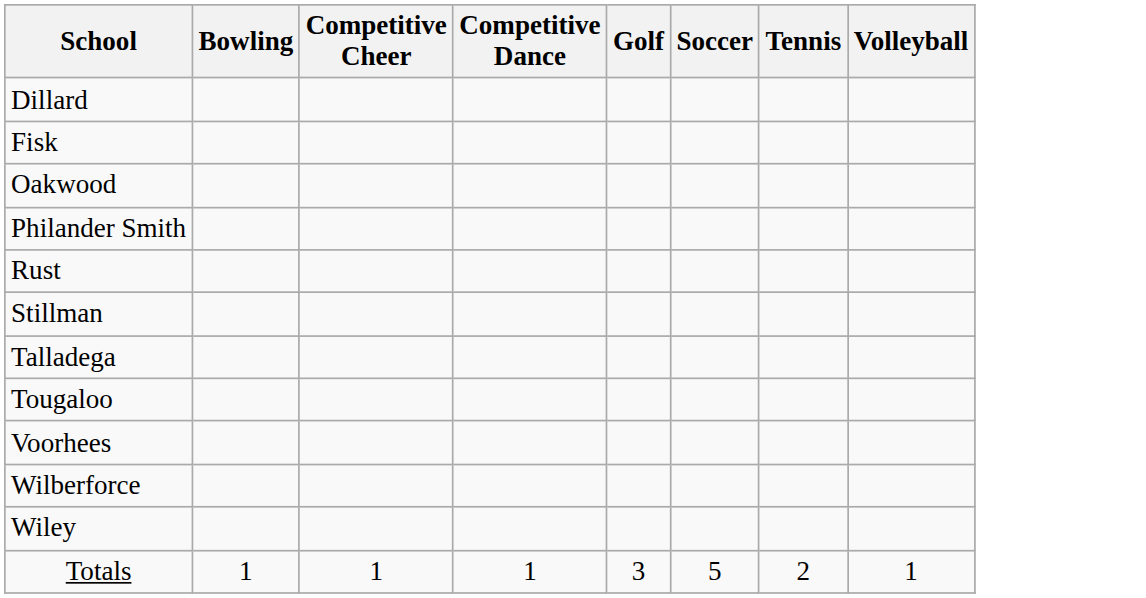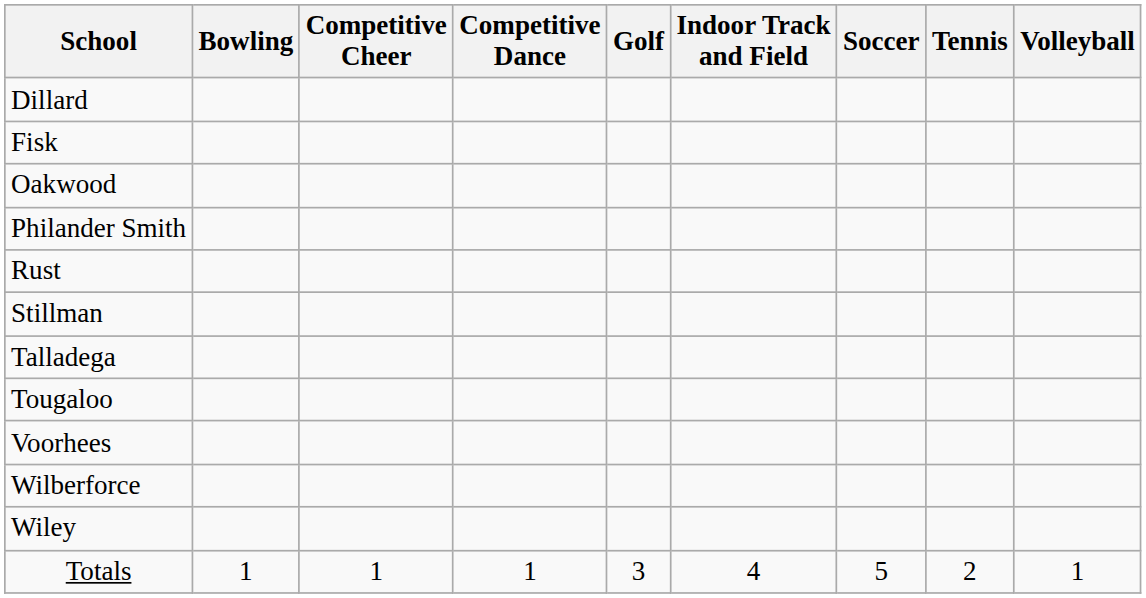+ column: (754, 41)
